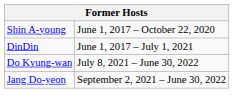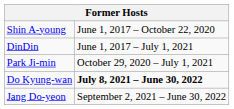+ row: (31, 63)
(138, 63) normal -> (140, 79) bold
